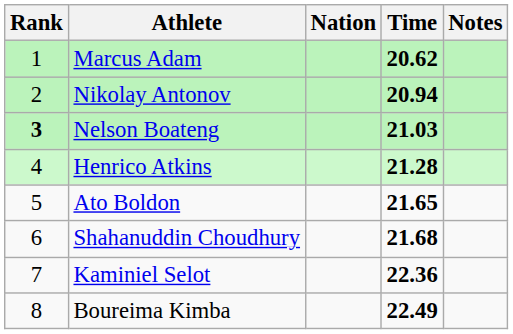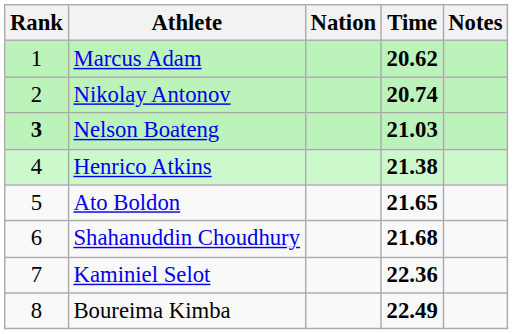(412, 94) 20.94 -> (412, 94) 20.74
(412, 166) 21.28 -> (412, 166) 21.38
